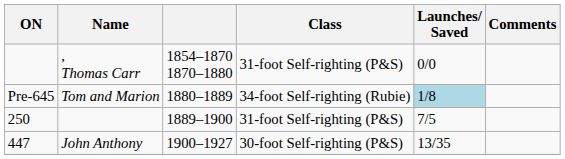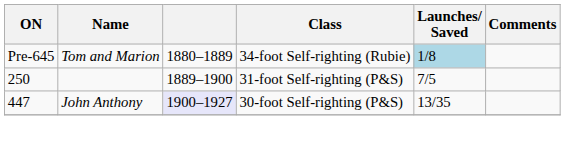- row: (31, 64)
(200, 142) no background -> (200, 102) lavender background
